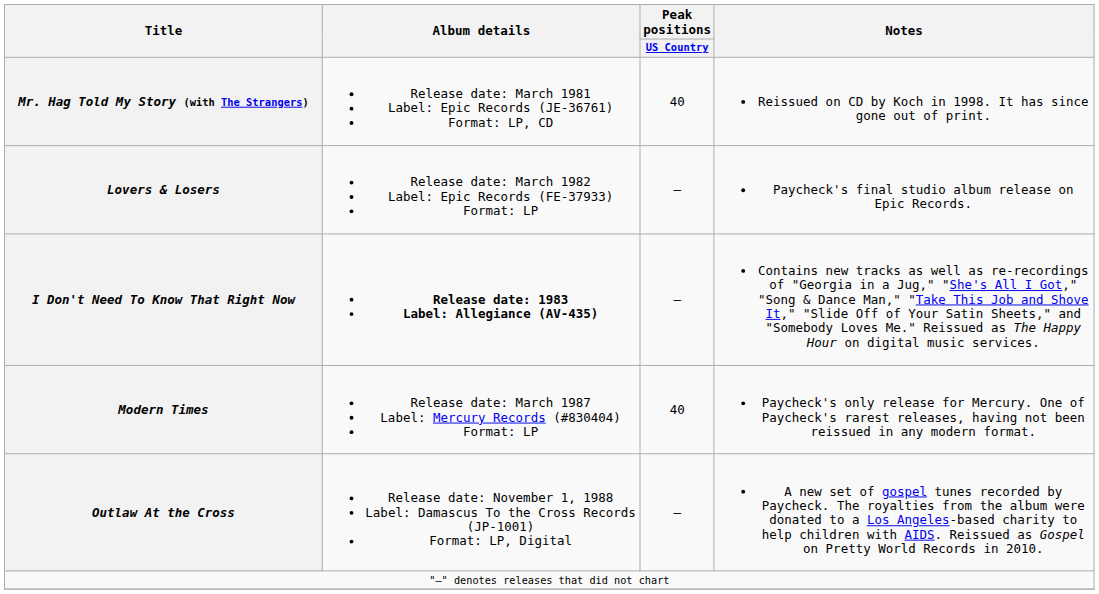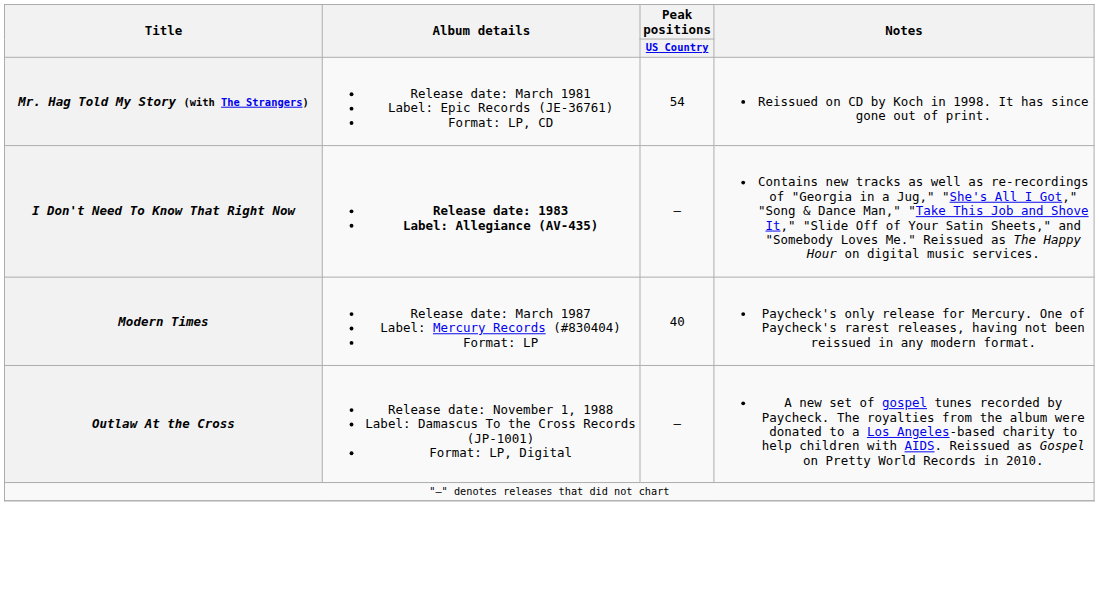(677, 101) 40 -> (677, 101) 54
- row: (163, 190)
